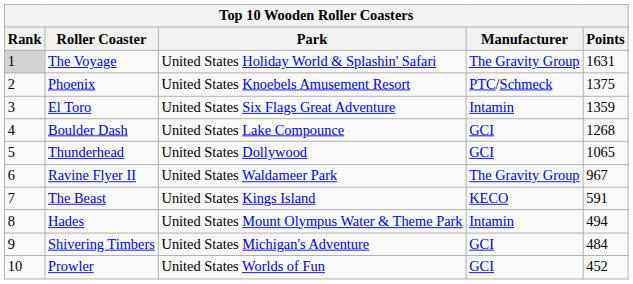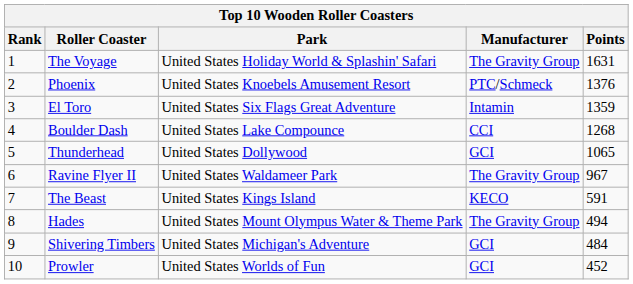(11, 61) lightgrey background -> (11, 61) no background
(601, 84) 1375 -> (601, 84) 1376
(482, 130) GCI -> (481, 130) CCI
(492, 221) Intamin -> (524, 221) The Gravity Group
